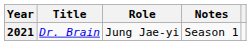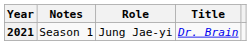columns swapped: (70, 14) <-> (212, 14)
